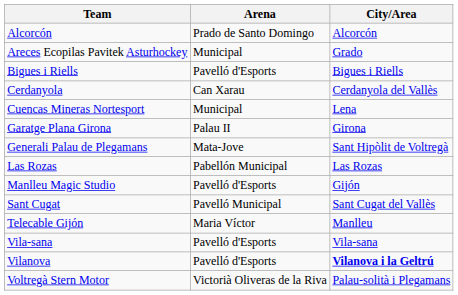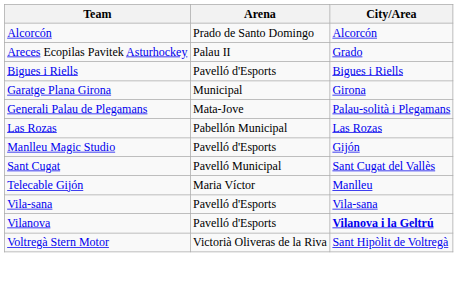(218, 52) Municipal -> (212, 52) Palau II
- row: (35, 90)
- row: (76, 109)
(212, 128) Palau II -> (218, 90) Municipal
(390, 147) Sant Hipòlit de Voltregà -> (391, 109) Palau-solità i Plegamans
(391, 280) Palau-solità i Plegamans -> (390, 242) Sant Hipòlit de Voltregà
